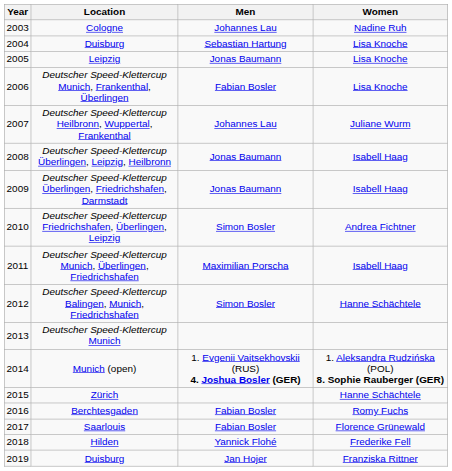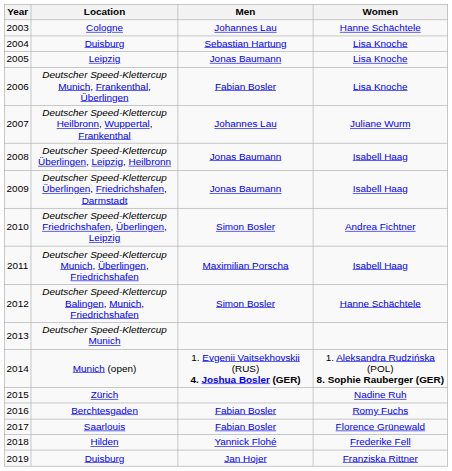(380, 28) Nadine Ruh -> (380, 28) Hanne Schächtele
(380, 395) Hanne Schächtele -> (380, 395) Nadine Ruh
